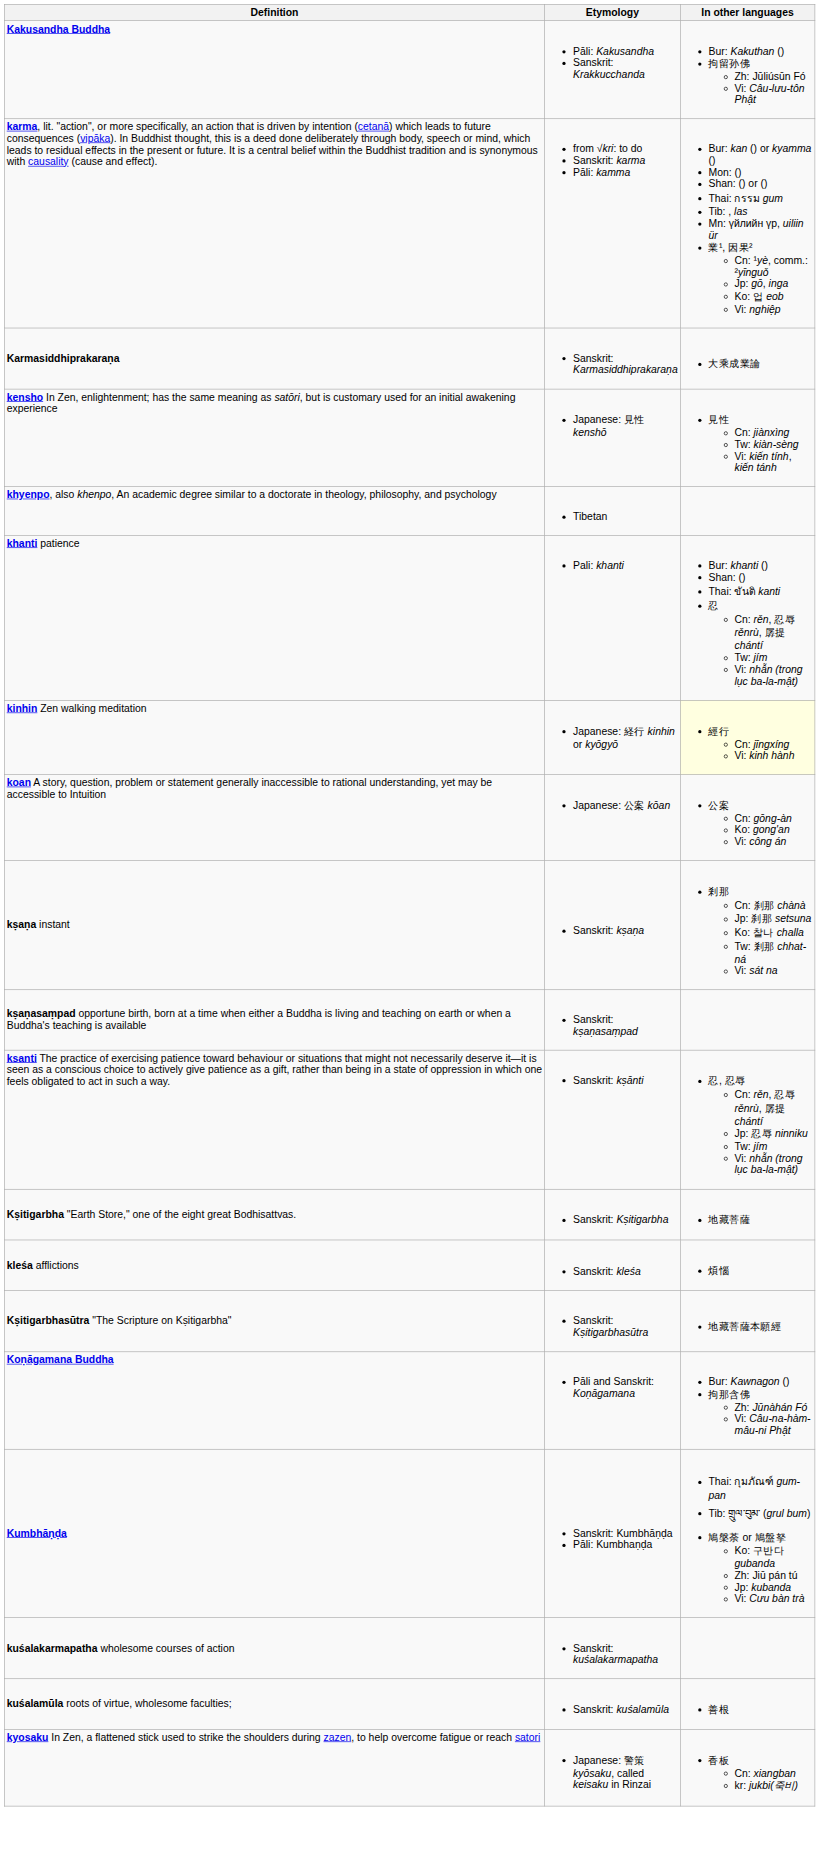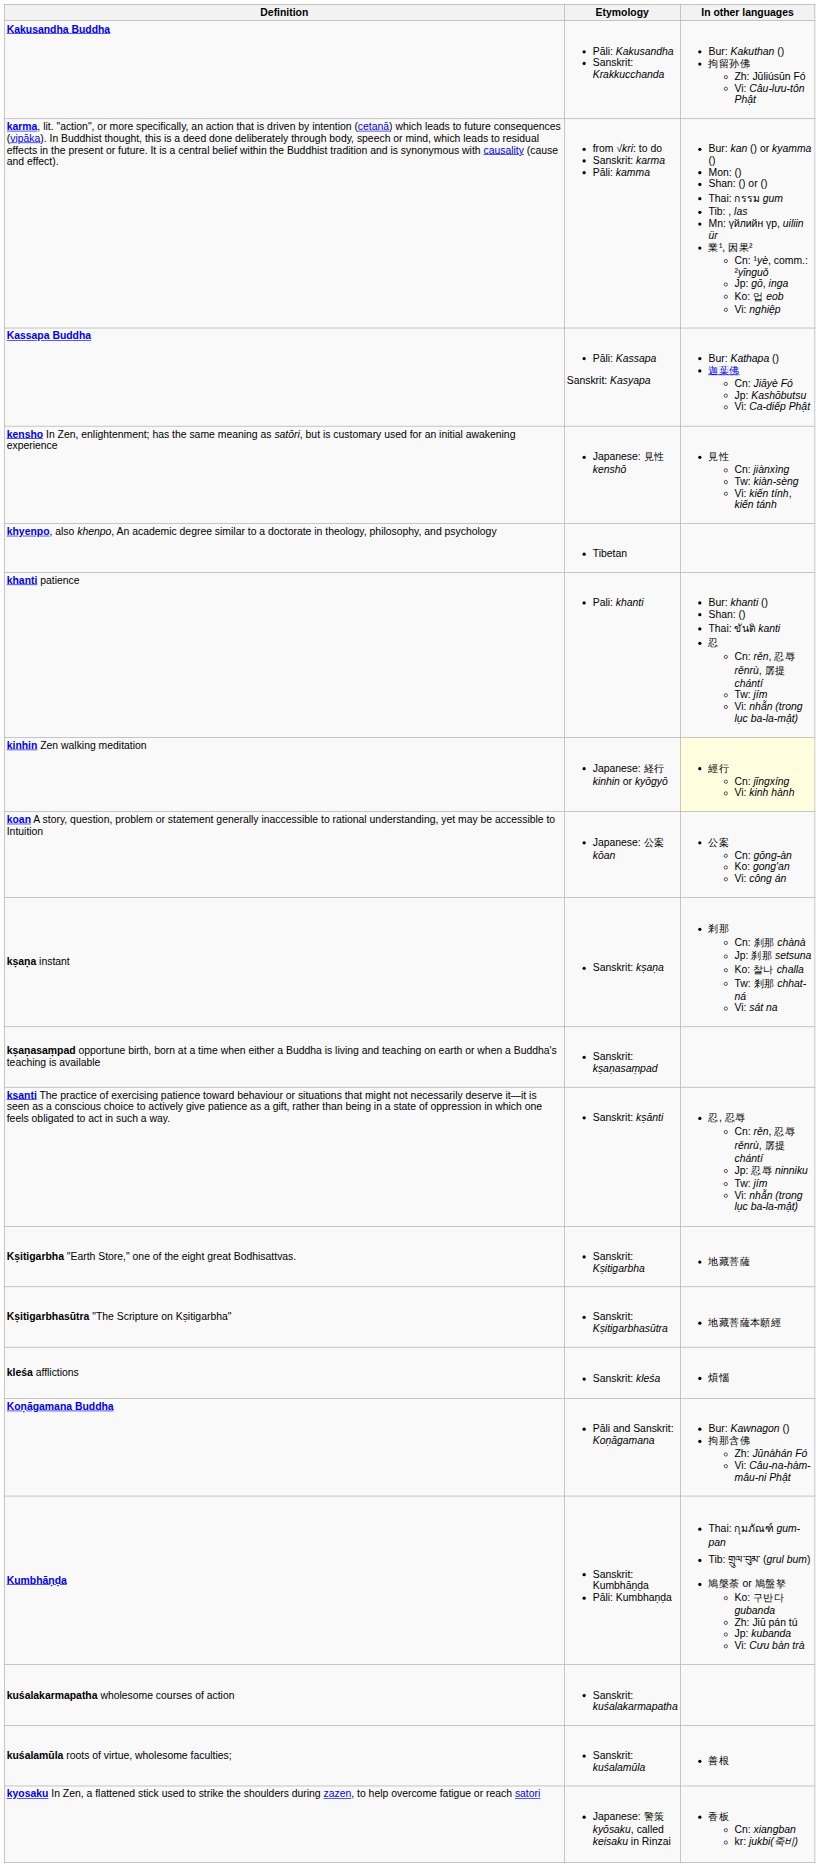- row: (63, 358)
+ row: (49, 336)
rows swapped: (119, 1321) <-> (43, 1265)
